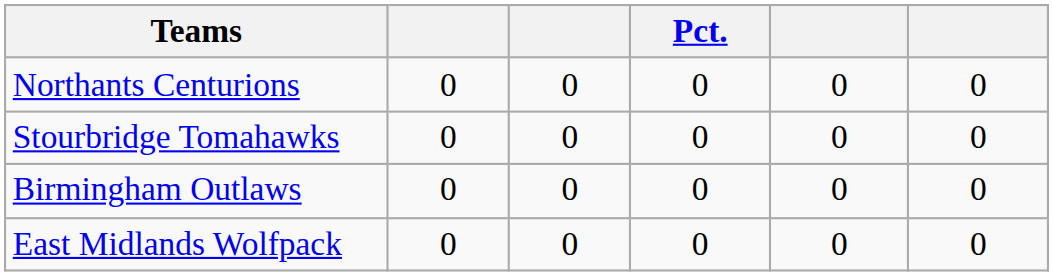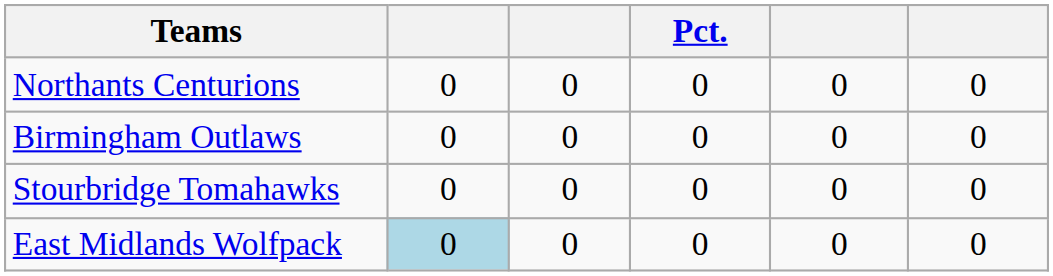rows swapped: (176, 137) <-> (157, 190)
(448, 243) no background -> (448, 243) lightblue background
